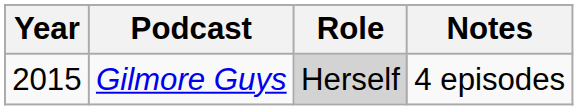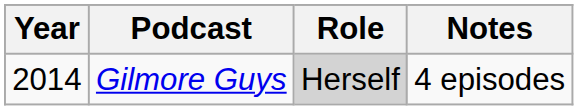(47, 78) 2015 -> (47, 78) 2014
